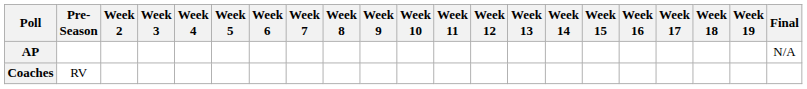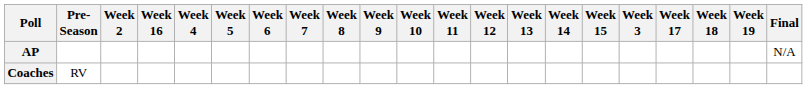columns swapped: (156, 23) <-> (637, 23)
